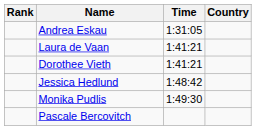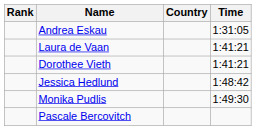columns swapped: (228, 13) <-> (184, 13)
